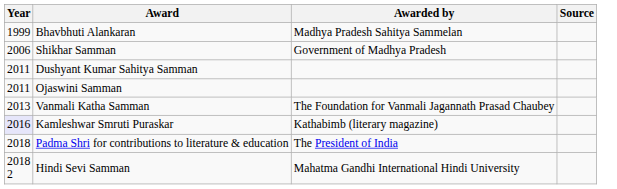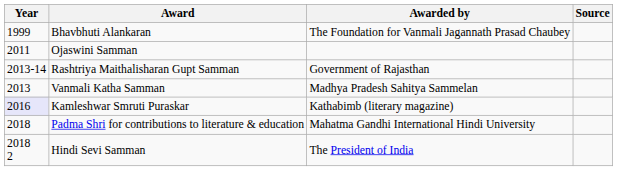(378, 32) Madhya Pradesh Sahitya Sammelan -> (440, 32) The Foundation for Vanmali Jagannath Prasad Chaubey
- row: (76, 50)
- row: (117, 69)
+ row: (145, 69)
(424, 106) The Foundation for Vanmali Jagannath Prasad Chaubey -> (394, 87) Madhya Pradesh Sahitya Sammelan
(346, 143) The President of India -> (422, 124) Mahatma Gandhi International Hindi University
(407, 168) Mahatma Gandhi International Hindi University -> (361, 149) The President of India
